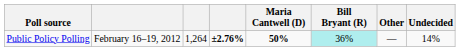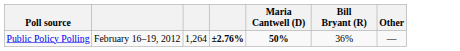- column: (431, 23)
(344, 38) paleturquoise background -> (344, 38) no background
